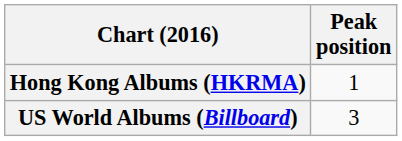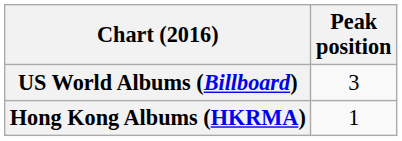rows swapped: (158, 82) <-> (158, 117)
